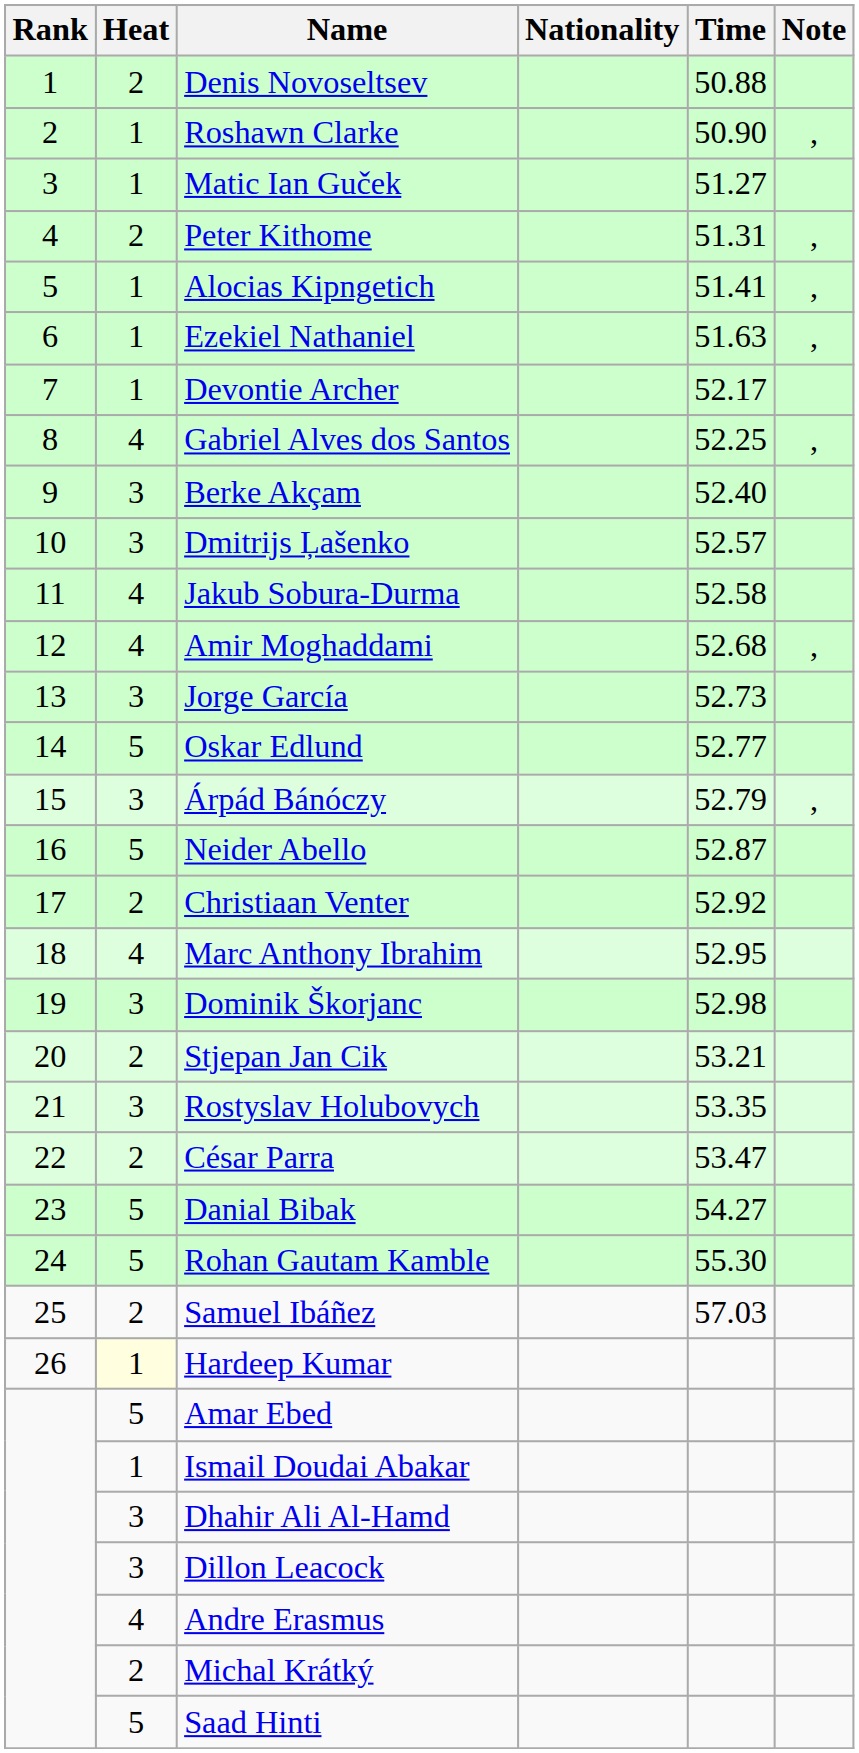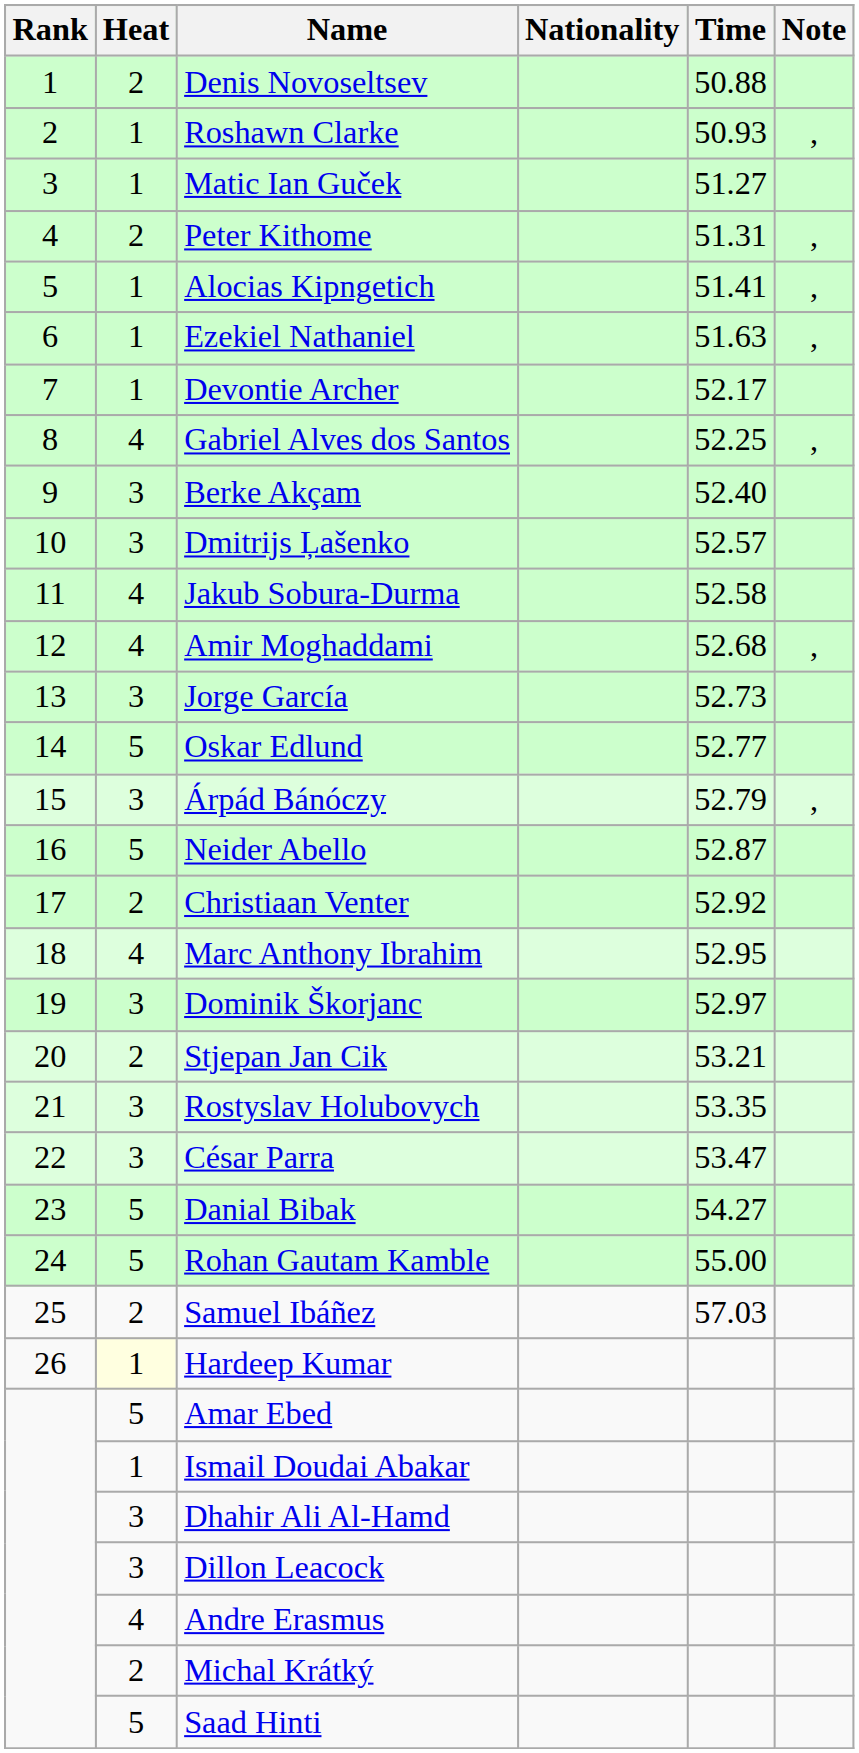(731, 132) 50.90 -> (731, 132) 50.93
(731, 1004) 52.98 -> (731, 1004) 52.97
(136, 1157) 2 -> (136, 1157) 3
(731, 1260) 55.30 -> (731, 1260) 55.00
